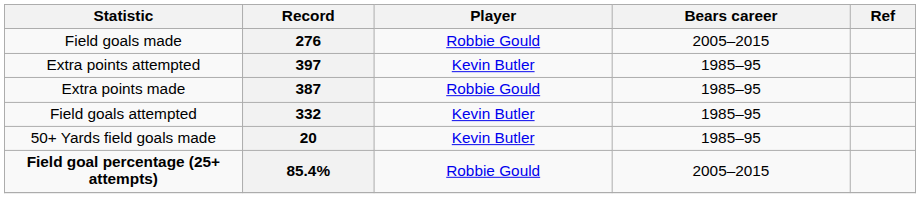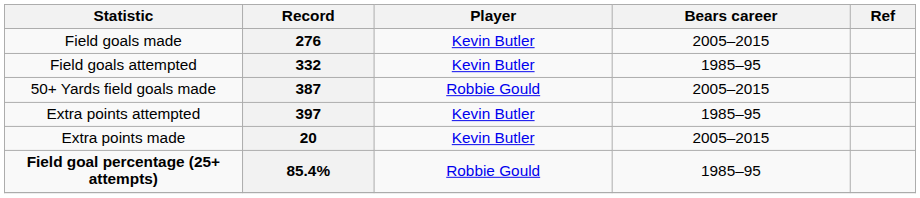(493, 41) Robbie Gould -> (493, 41) Kevin Butler
rows swapped: (308, 114) <-> (308, 65)
(123, 89) Extra points made -> (123, 89) 50+ Yards field goals made
(731, 89) 1985–95 -> (731, 89) 2005–2015
(123, 138) 50+ Yards field goals made -> (123, 138) Extra points made
(731, 138) 1985–95 -> (731, 138) 2005–2015
(731, 171) 2005–2015 -> (731, 171) 1985–95
